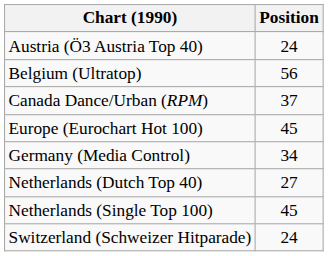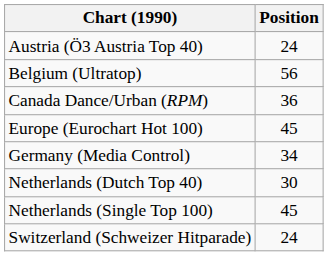(289, 100) 37 -> (289, 100) 36
(289, 182) 27 -> (289, 182) 30
